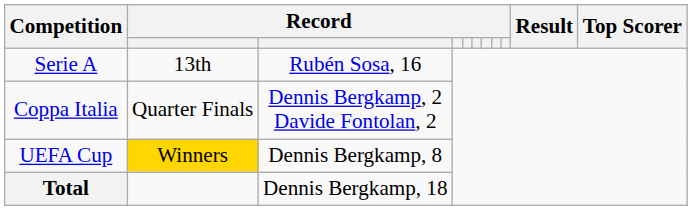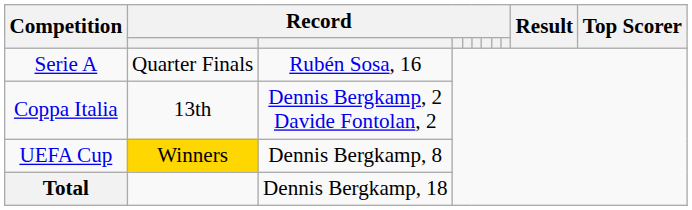(193, 64) 13th -> (193, 64) Quarter Finals
(193, 109) Quarter Finals -> (193, 109) 13th
